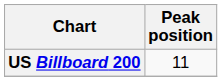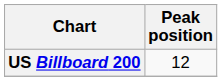(181, 62) 11 -> (181, 62) 12
